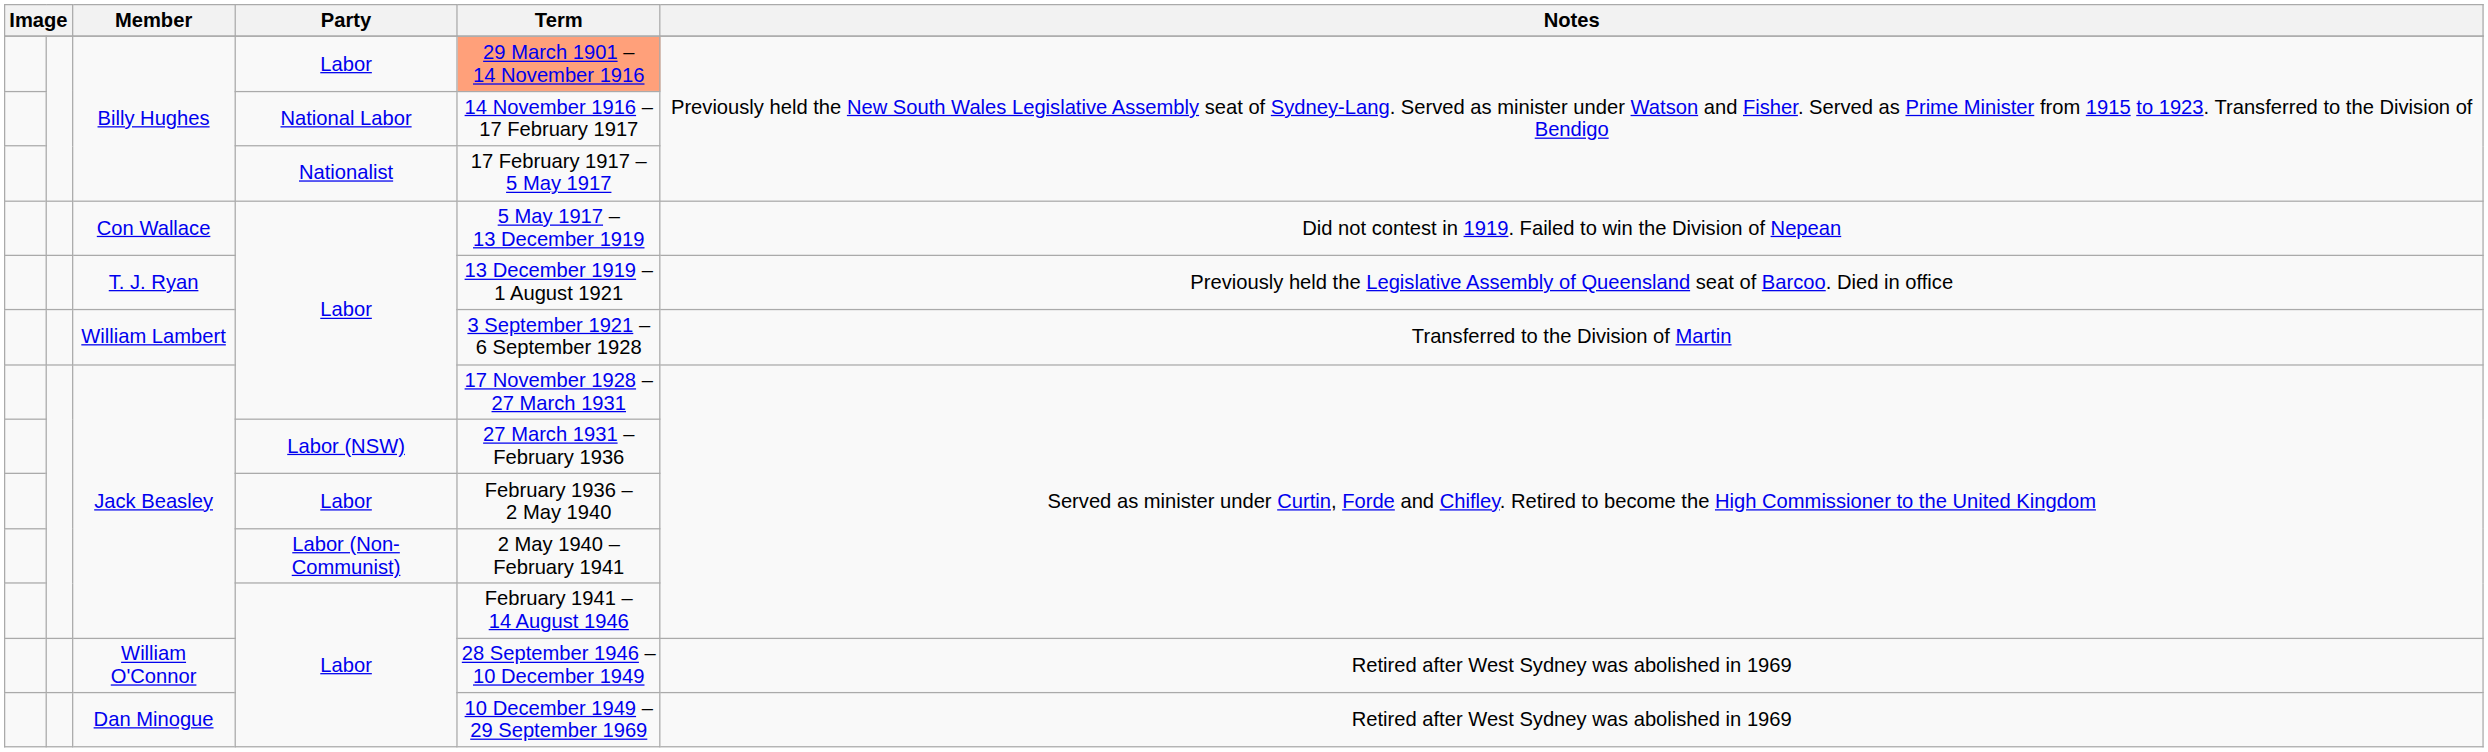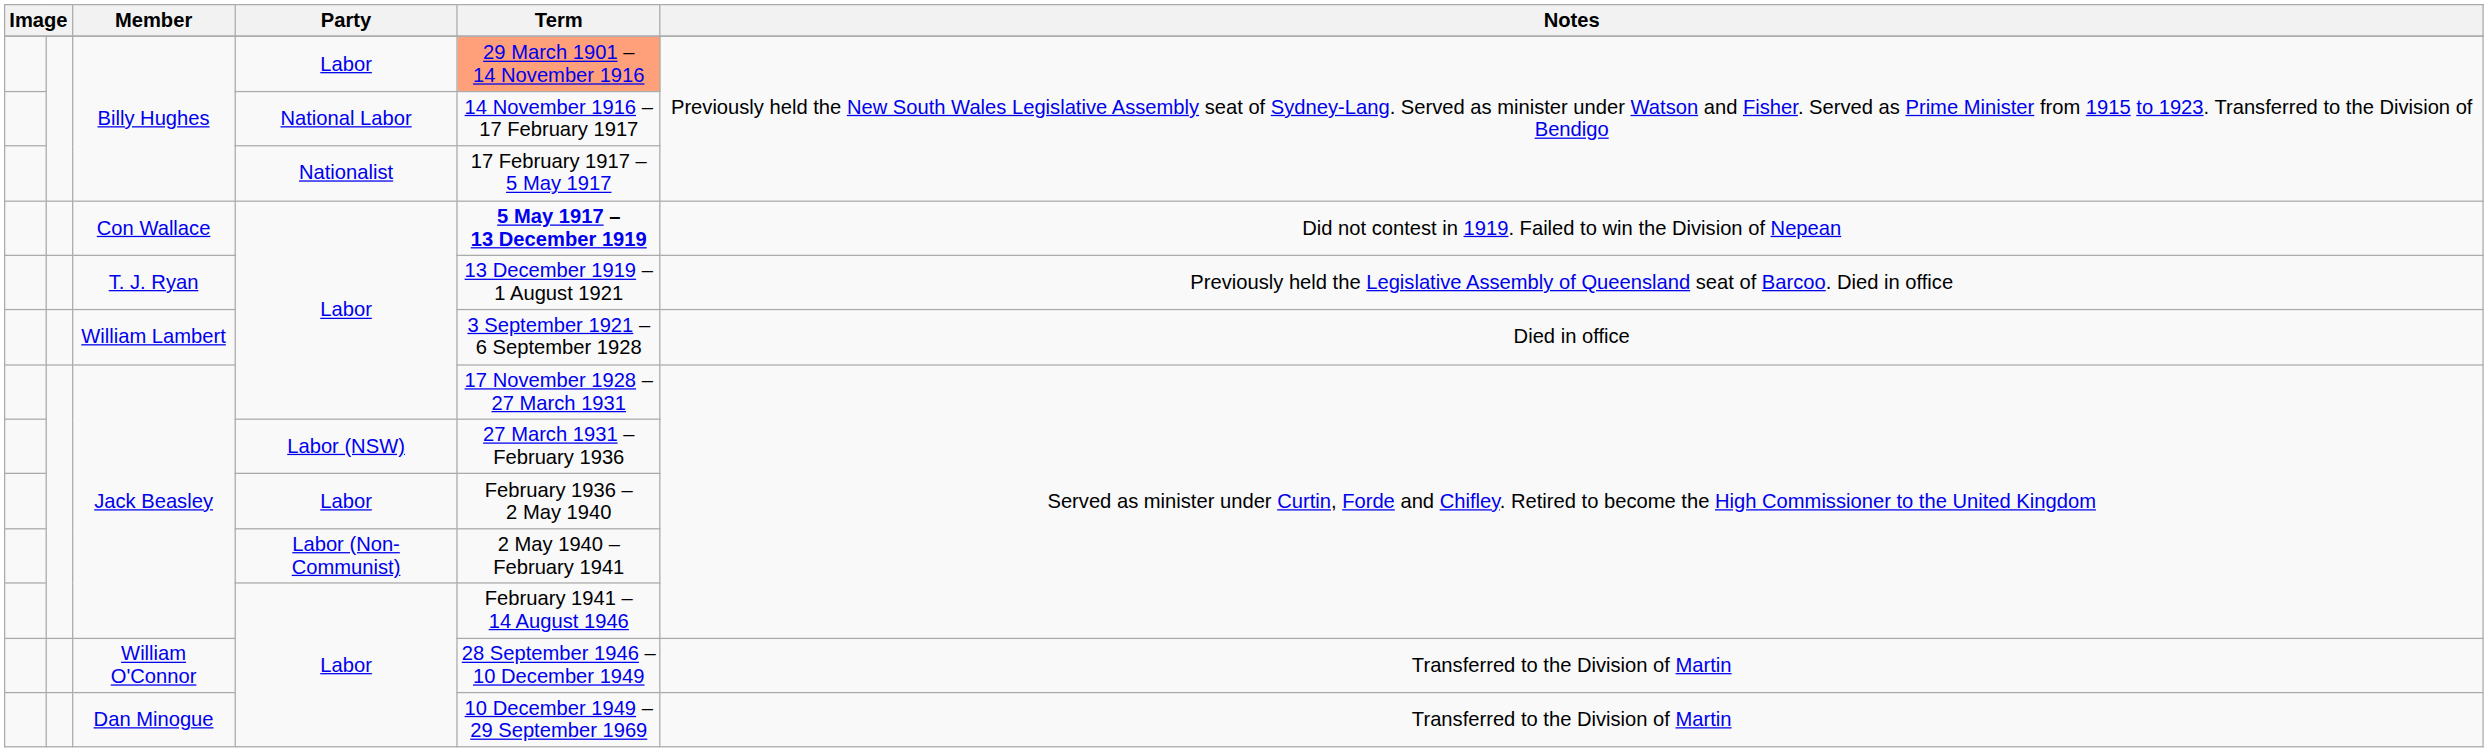(559, 227) normal -> (559, 227) bold
(1572, 337) Transferred to the Division of Martin -> (1572, 337) Died in office
(1572, 664) Retired after West Sydney was abolished in 1969 -> (1572, 664) Transferred to the Division of Martin
(1572, 719) Retired after West Sydney was abolished in 1969 -> (1572, 719) Transferred to the Division of Martin
